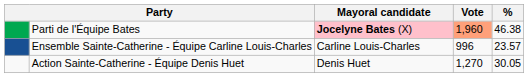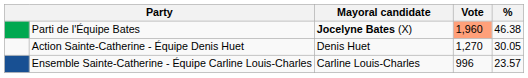(365, 30) pink background -> (365, 30) no background
rows swapped: (138, 64) <-> (172, 47)
